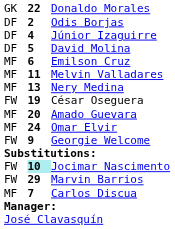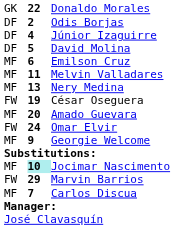(11, 127) MF -> (11, 127) FW
(11, 140) FW -> (11, 140) MF
(11, 166) FW -> (11, 166) MF
